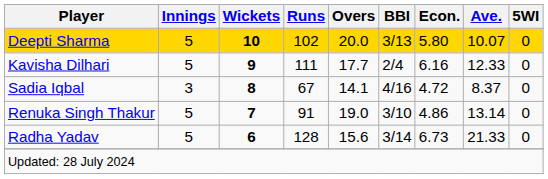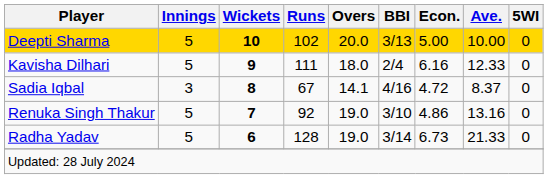(434, 40) 5.80 -> (434, 40) 5.00
(486, 40) 10.07 -> (486, 40) 10.00
(354, 64) 17.7 -> (354, 64) 18.0
(306, 112) 91 -> (306, 112) 92
(486, 112) 13.14 -> (486, 112) 13.16
(354, 137) 15.6 -> (354, 137) 19.0
